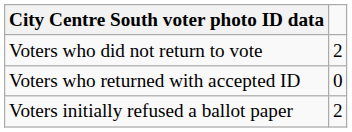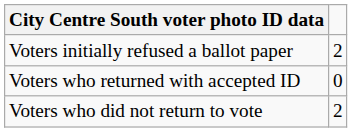rows swapped: (151, 111) <-> (136, 50)
